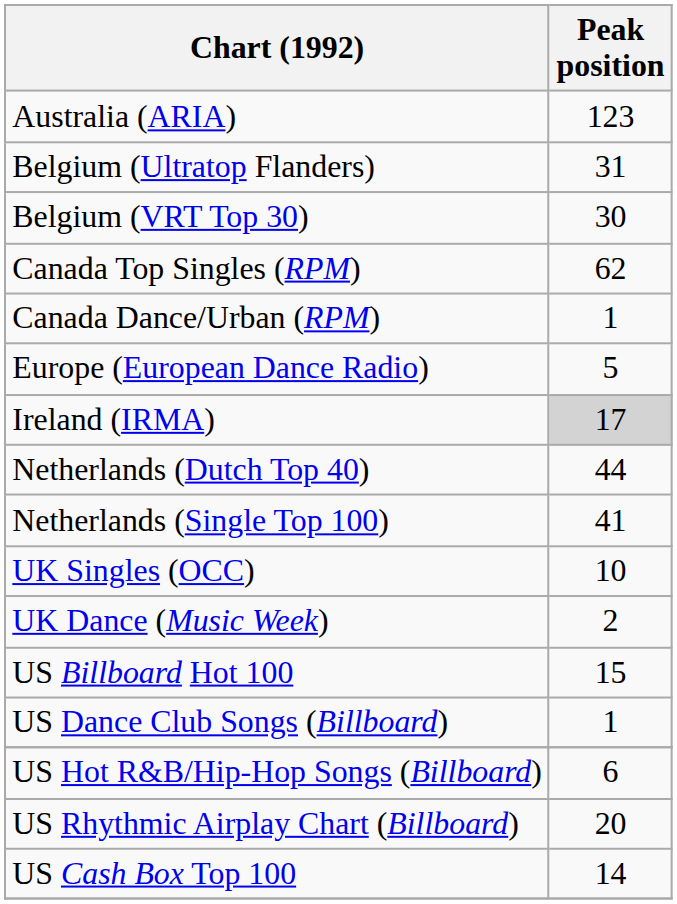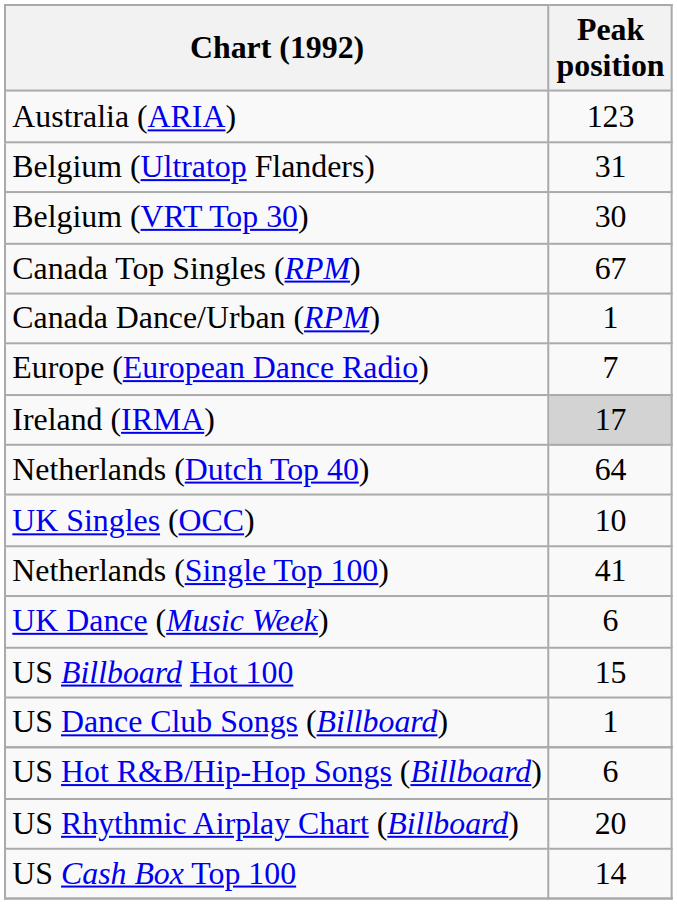(611, 267) 62 -> (611, 267) 67
(611, 368) 5 -> (611, 368) 7
(611, 469) 44 -> (611, 469) 64
rows swapped: (201, 520) <-> (134, 570)
(611, 621) 2 -> (611, 621) 6
